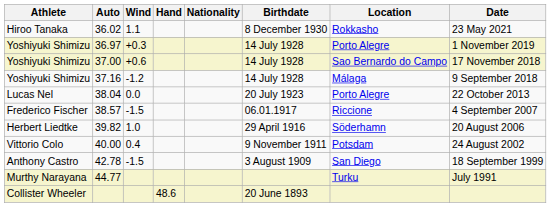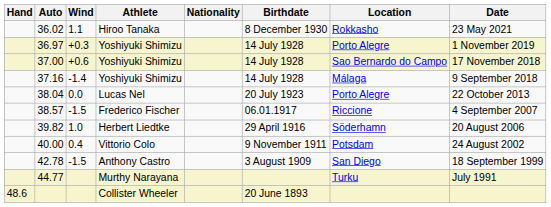columns swapped: (169, 12) <-> (48, 12)
(135, 78) -1.2 -> (77, 78) -1.4
